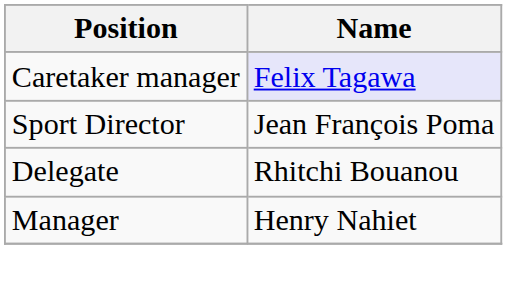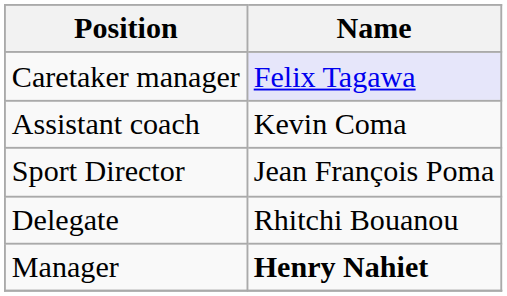+ row: (106, 123)
(335, 219) normal -> (341, 266) bold
